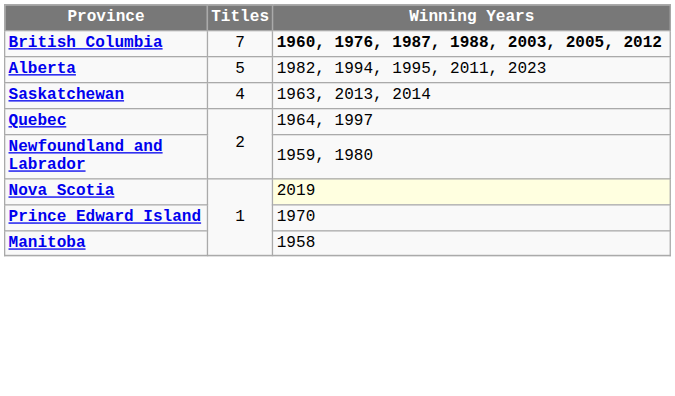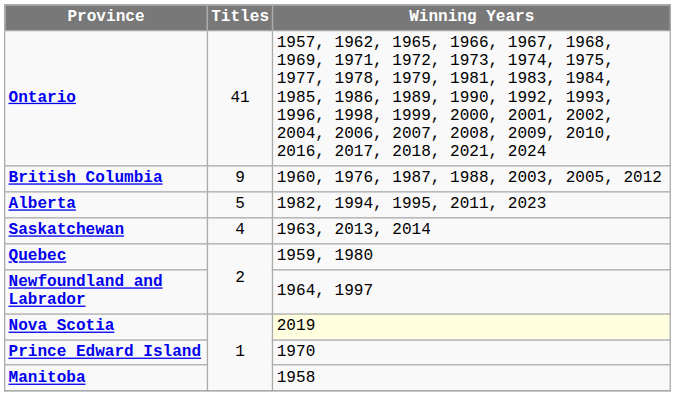+ row: (42, 98)
(240, 44) 7 -> (240, 179) 9
(469, 44) bold -> (469, 179) normal
(325, 122) 1964, 1997 -> (325, 257) 1959, 1980
(325, 157) 1959, 1980 -> (325, 292) 1964, 1997
